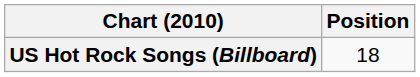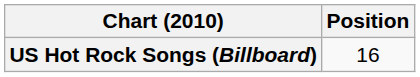(368, 54) 18 -> (368, 54) 16
